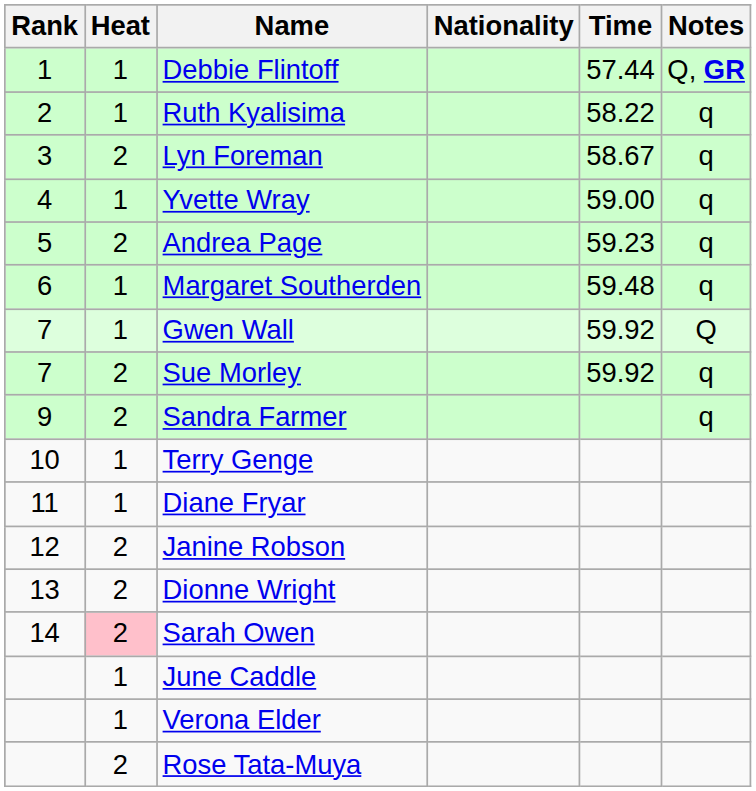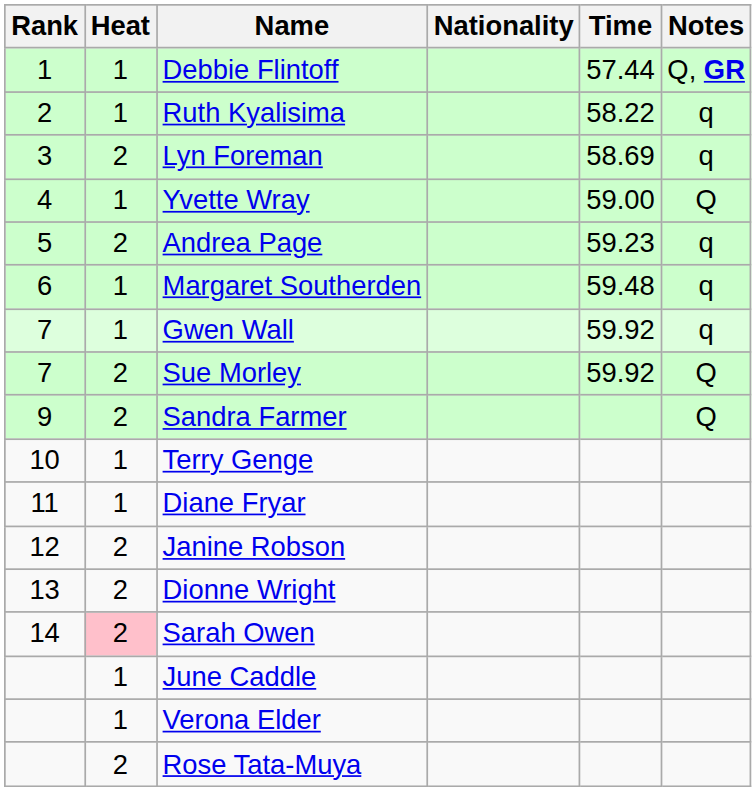(620, 156) 58.67 -> (620, 156) 58.69
(706, 199) q -> (706, 199) Q
(706, 329) Q -> (706, 329) q
(706, 373) q -> (706, 373) Q
(706, 416) q -> (706, 416) Q
